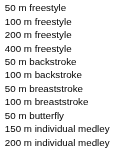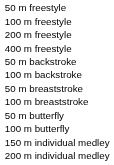+ row: (37, 129)
